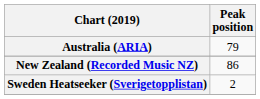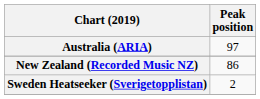(233, 46) 79 -> (233, 46) 97
